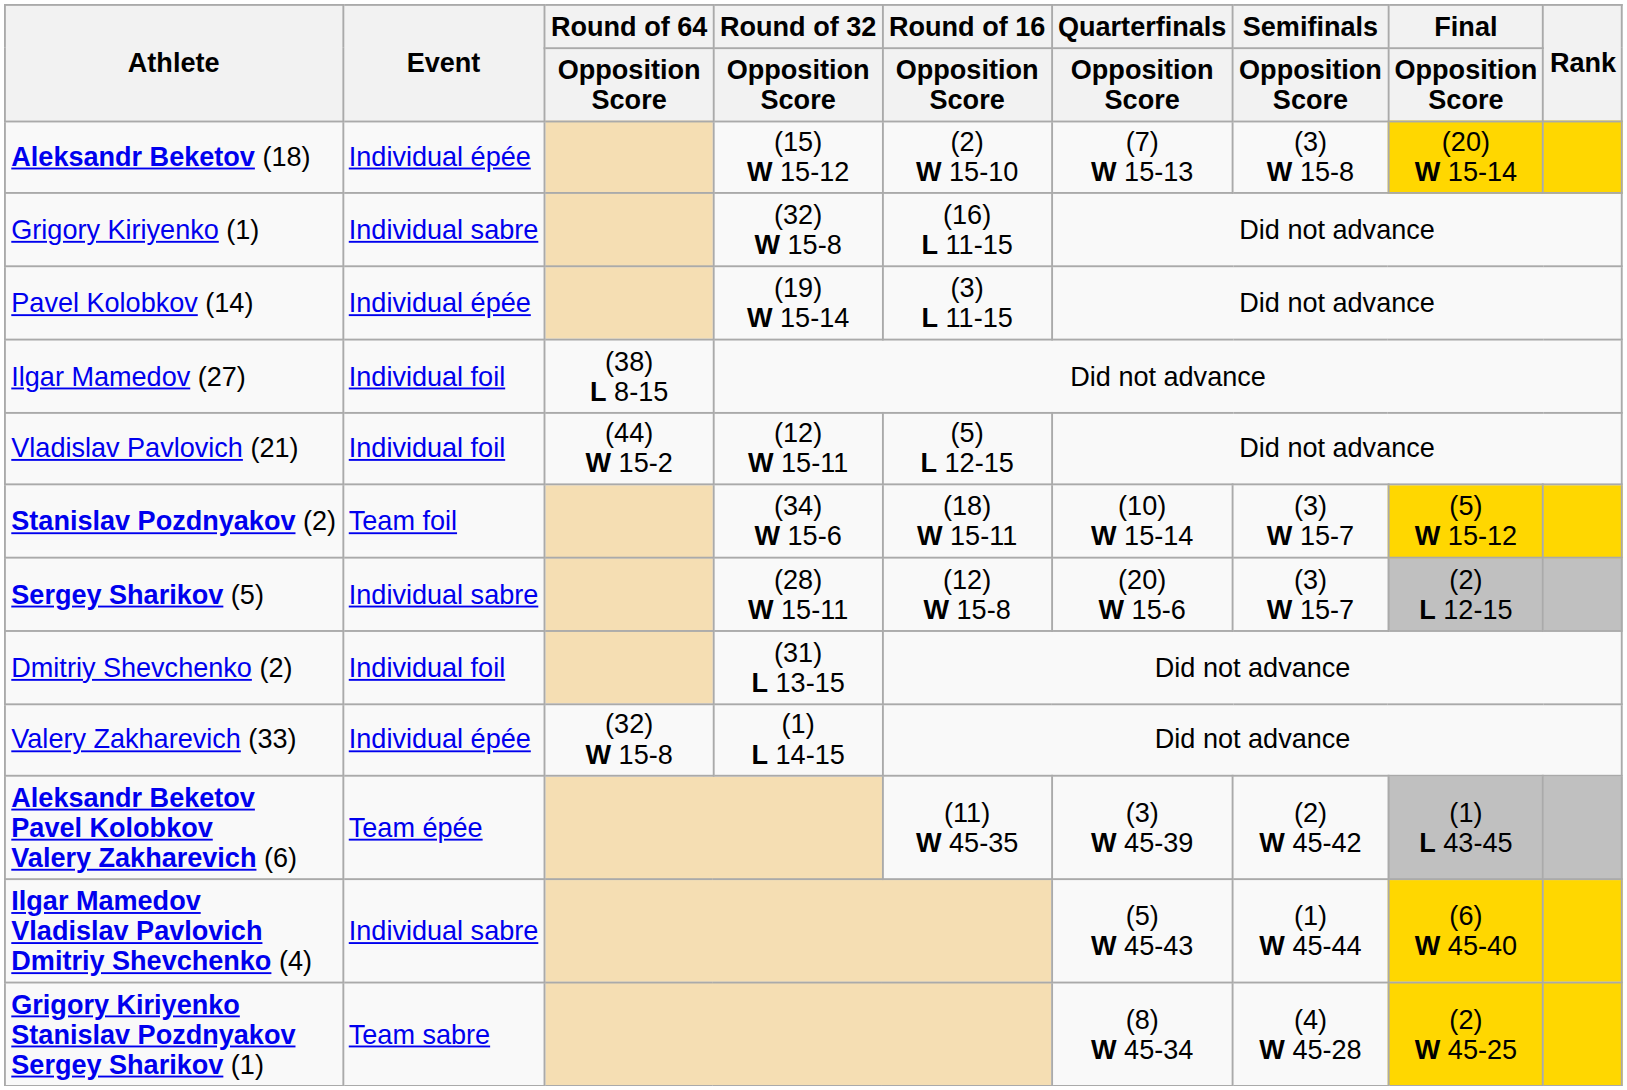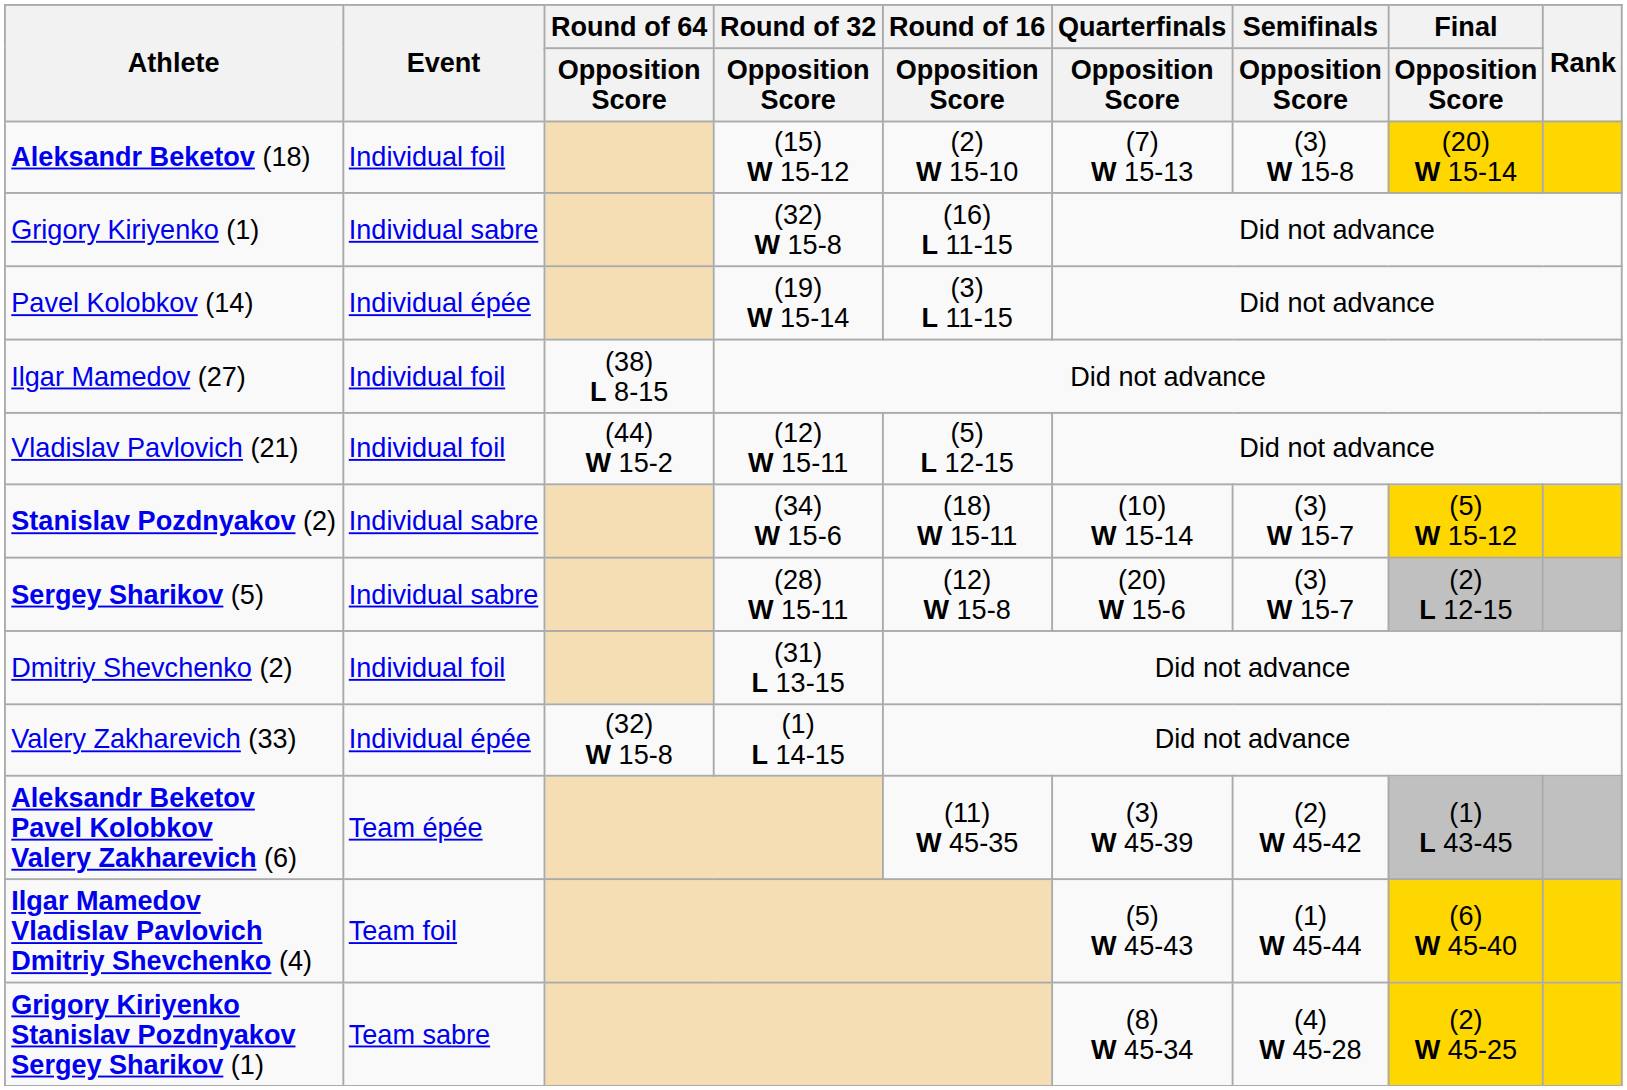(440, 157) Individual épée -> (427, 157) Individual foil
(403, 522) Team foil -> (444, 522) Individual sabre
(444, 931) Individual sabre -> (403, 931) Team foil
